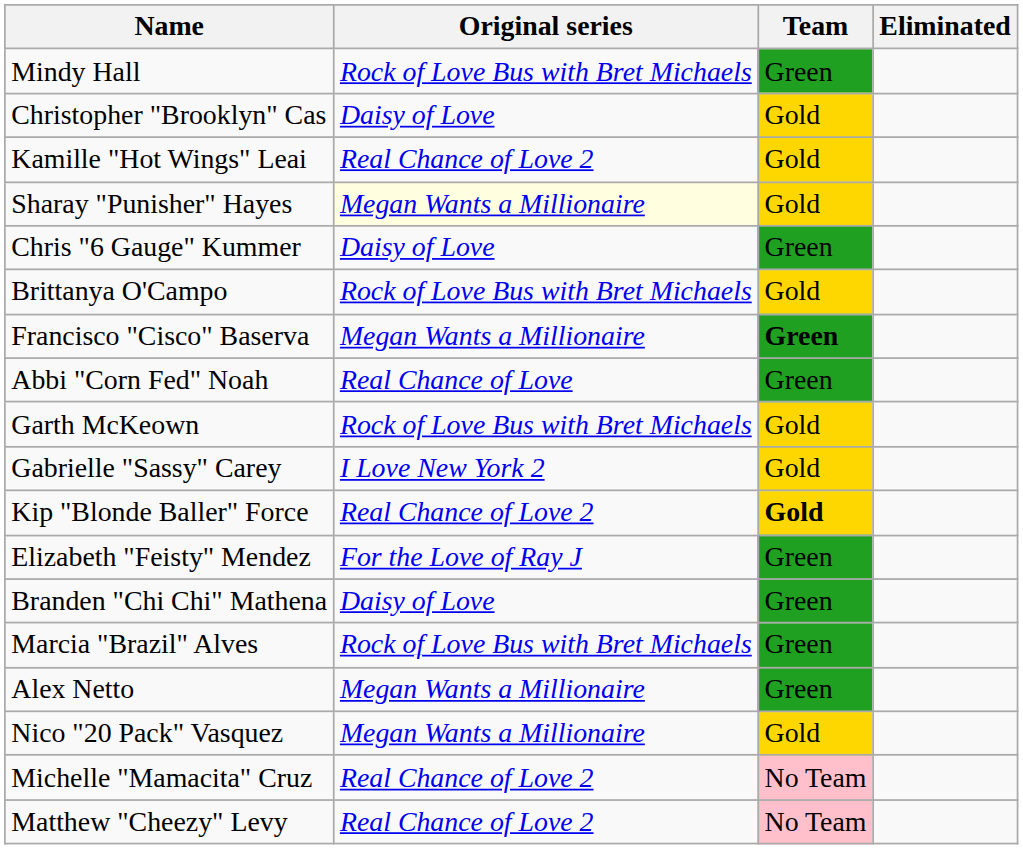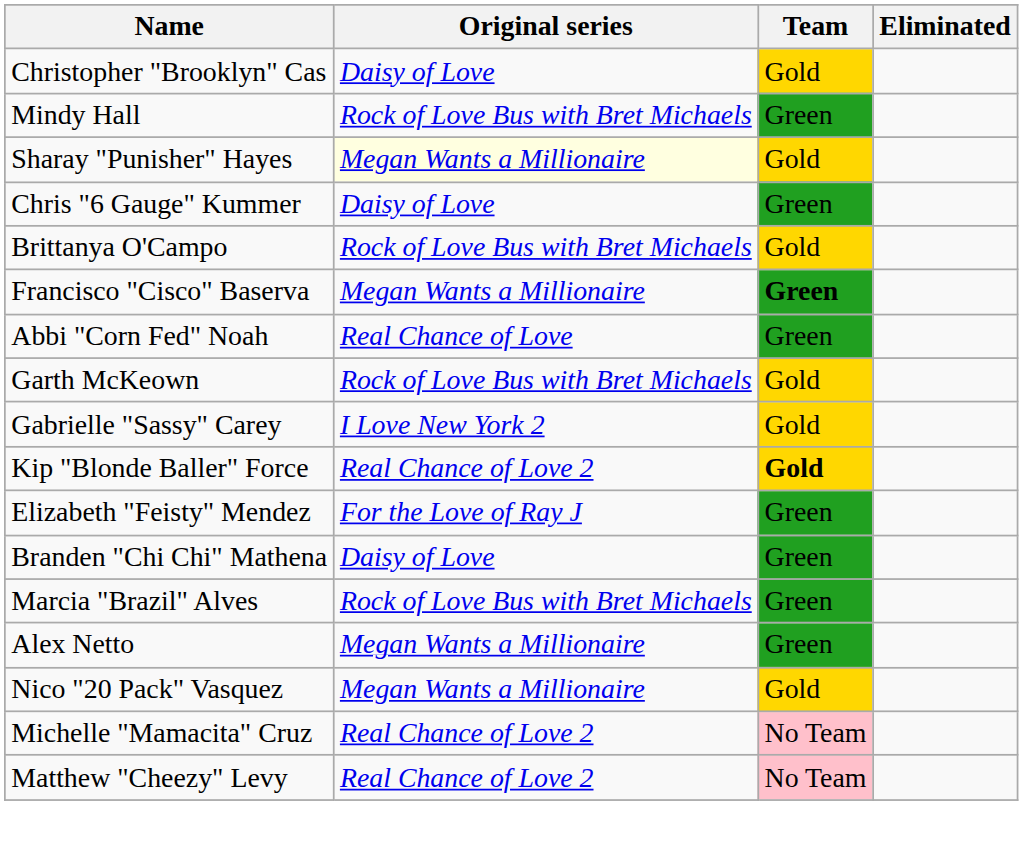rows swapped: (76, 70) <-> (169, 114)
- row: (159, 159)
